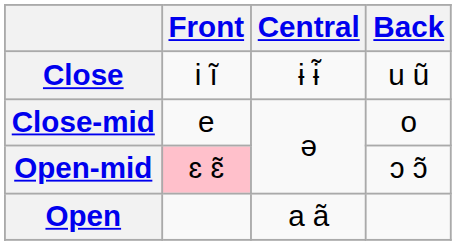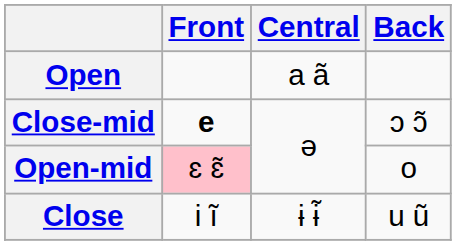rows swapped: (83, 74) <-> (83, 215)
(206, 121) normal -> (206, 121) bold
(409, 121) o -> (409, 121) ɔ ɔ̃
(409, 168) ɔ ɔ̃ -> (409, 168) o
